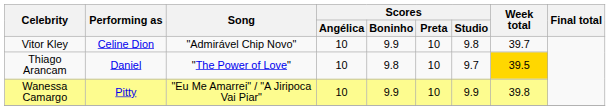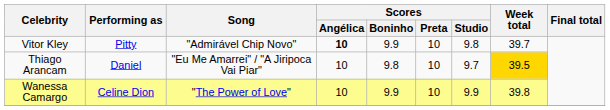(126, 44) Celine Dion -> (126, 44) Pitty
(342, 44) normal -> (342, 44) bold
(241, 65) "The Power of Love" -> (241, 65) "Eu Me Amarrei" / "A Jiripoca Vai Piar"
(126, 92) Pitty -> (126, 92) Celine Dion
(241, 92) "Eu Me Amarrei" / "A Jiripoca Vai Piar" -> (241, 92) "The Power of Love"
